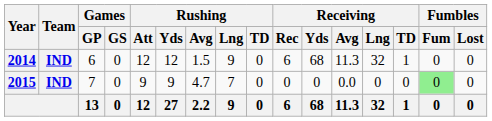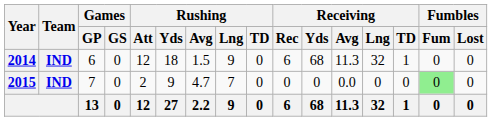(171, 60) 12 -> (171, 60) 18
(143, 82) 9 -> (143, 82) 2
